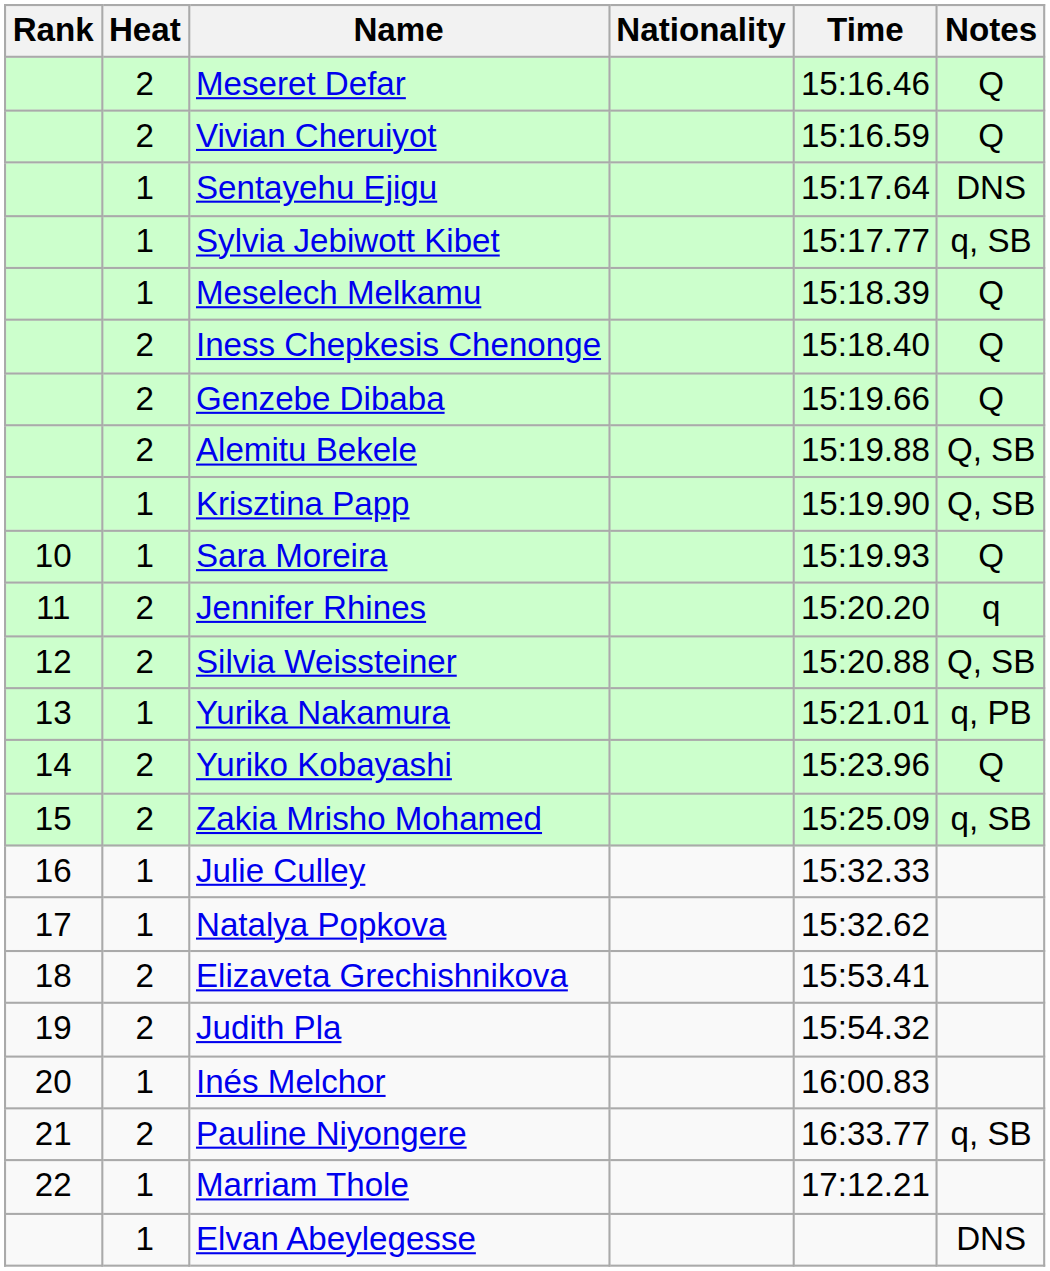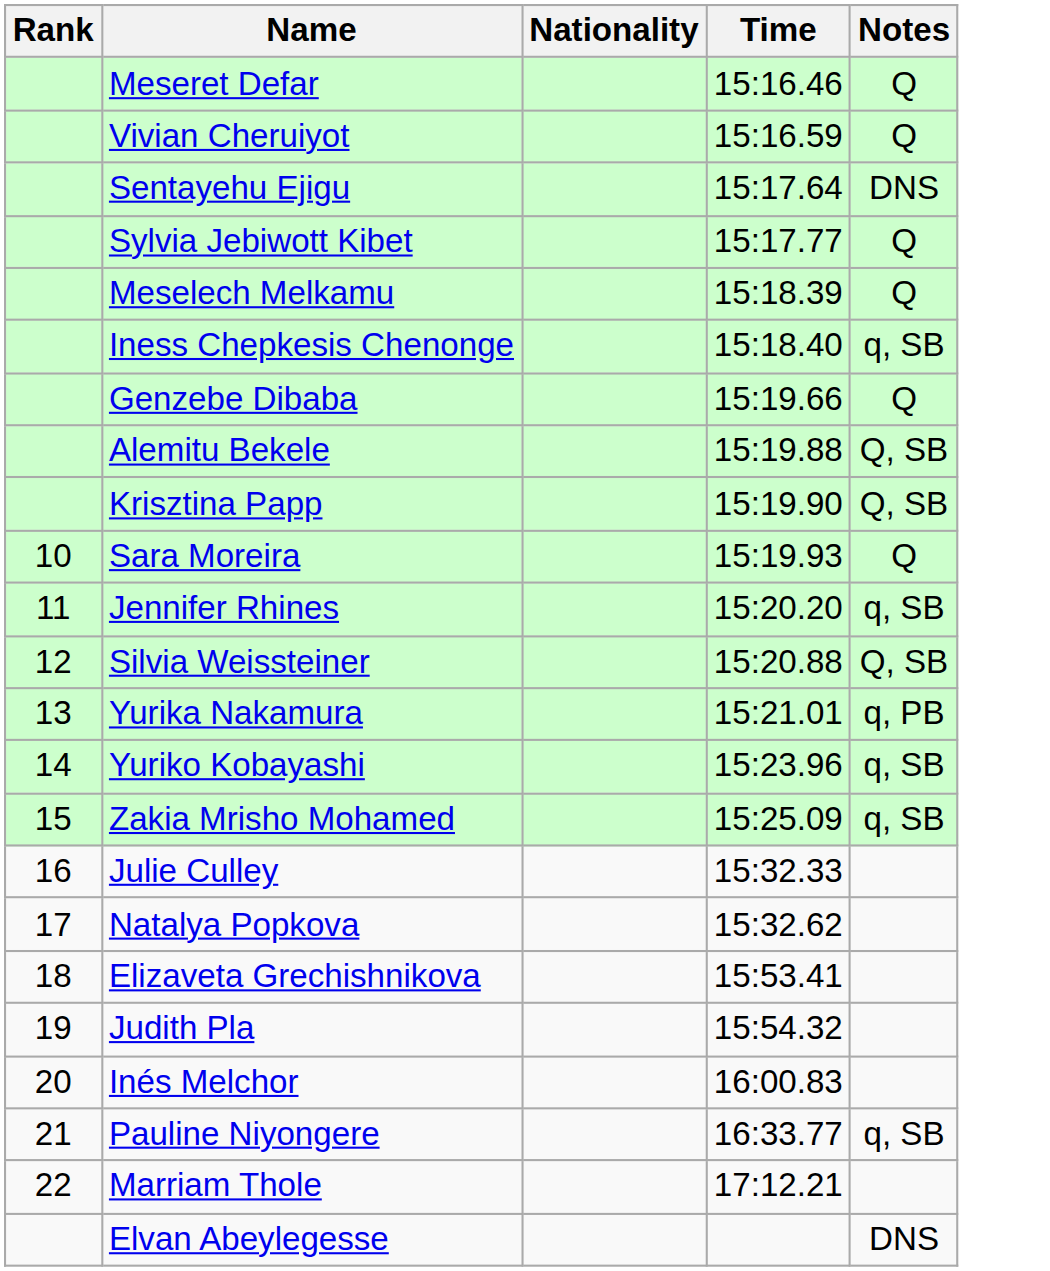- column: (145, 30)
(991, 240) q, SB -> (904, 240) Q
(991, 345) Q -> (904, 345) q, SB
(991, 608) q -> (904, 608) q, SB
(991, 766) Q -> (904, 766) q, SB
